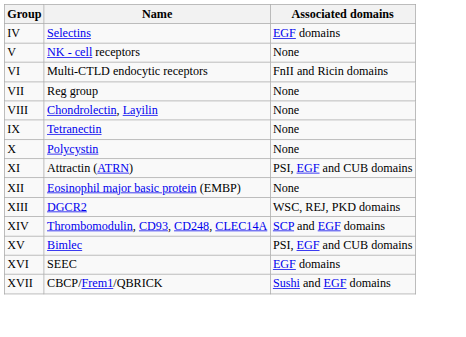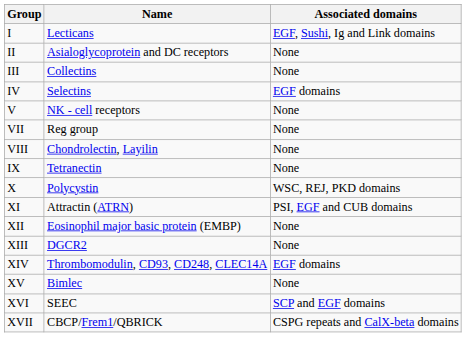+ row: (9, 33)
+ row: (11, 52)
+ row: (13, 71)
- row: (14, 71)
(286, 149) None -> (337, 187) WSC, REJ, PKD domains
(337, 206) WSC, REJ, PKD domains -> (286, 245) None
(329, 226) SCP and EGF domains -> (307, 264) EGF domains
(343, 245) PSI, EGF and CUB domains -> (286, 284) None
(307, 264) EGF domains -> (329, 303) SCP and EGF domains
(332, 284) Sushi and EGF domains -> (366, 322) CSPG repeats and CalX-beta domains
